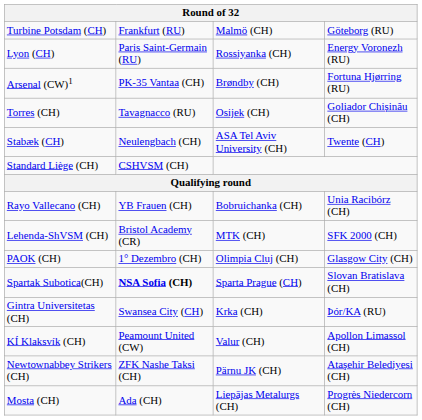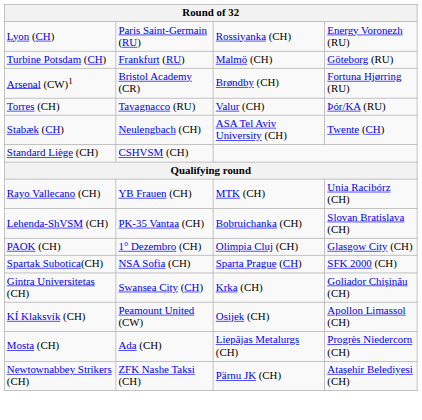rows swapped: (57, 30) <-> (31, 53)
(161, 83) PK-35 Vantaa (CH) -> (155, 83) Bristol Academy (CR)
(243, 112) Osijek (CH) -> (240, 106) Valur (CH)
(367, 112) Goliador Chişinău (CH) -> (357, 106) Þór/KA (RU)
(259, 206) Bobruichanka (CH) -> (240, 194) MTK (CH)
(155, 235) Bristol Academy (CR) -> (161, 223) PK-35 Vantaa (CH)
(240, 235) MTK (CH) -> (259, 223) Bobruichanka (CH)
(362, 235) SFK 2000 (CH) -> (366, 223) Slovan Bratislava (CH)
(155, 282) bold -> (154, 264) normal
(366, 282) Slovan Bratislava (CH) -> (362, 264) SFK 2000 (CH)
(357, 311) Þór/KA (RU) -> (367, 287) Goliador Chişinău (CH)
(240, 341) Valur (CH) -> (243, 317) Osijek (CH)
rows swapped: (59, 370) <-> (33, 400)
